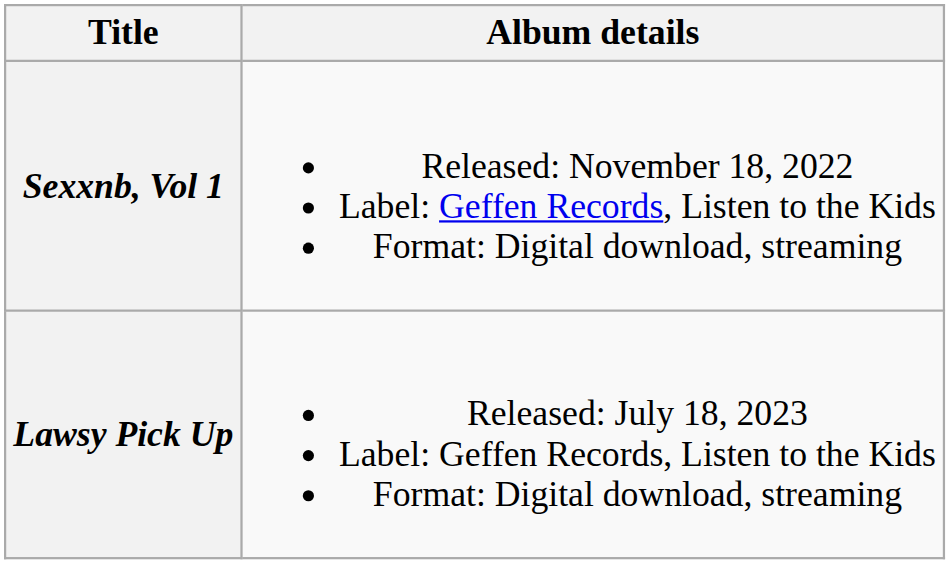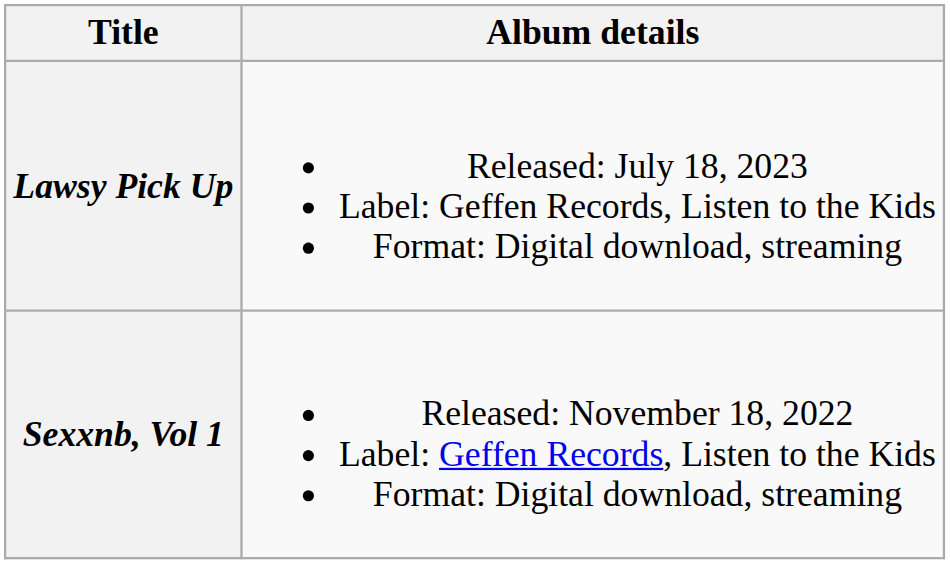rows swapped: (123, 185) <-> (123, 433)
